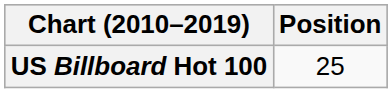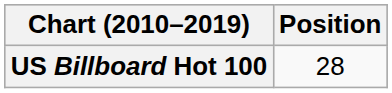(330, 66) 25 -> (330, 66) 28
